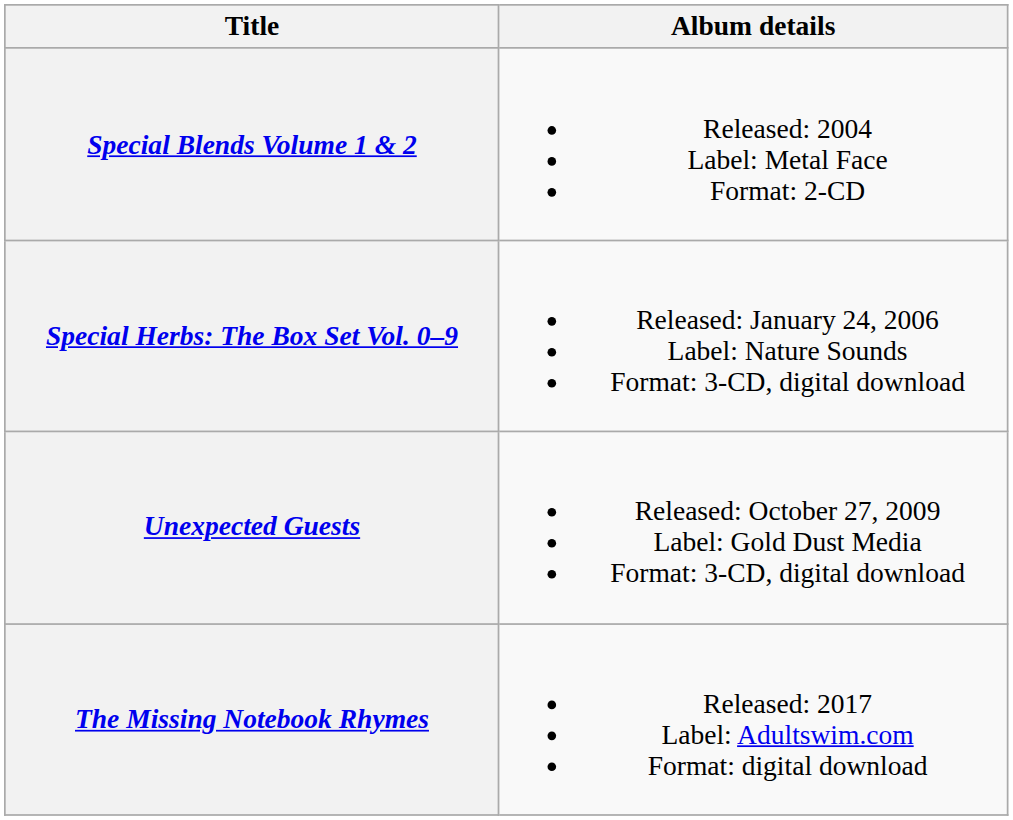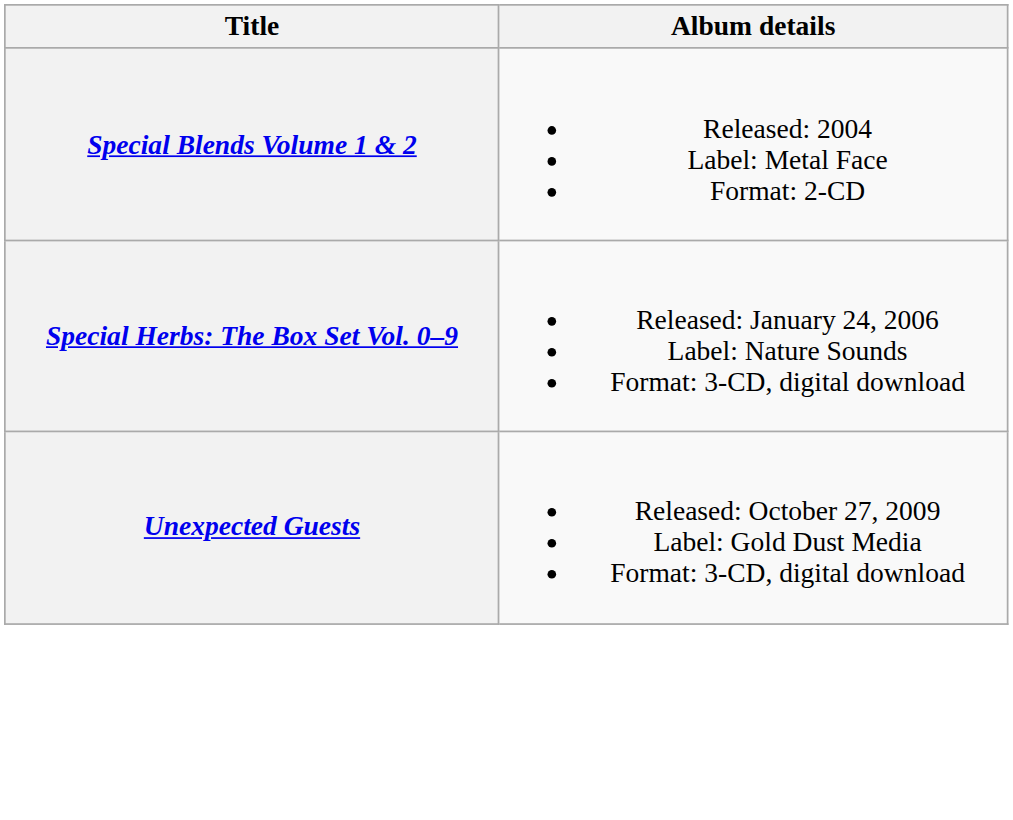- row: (252, 718)
